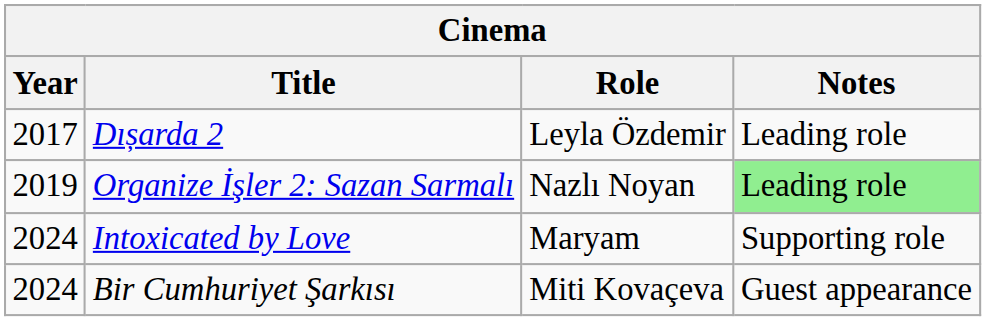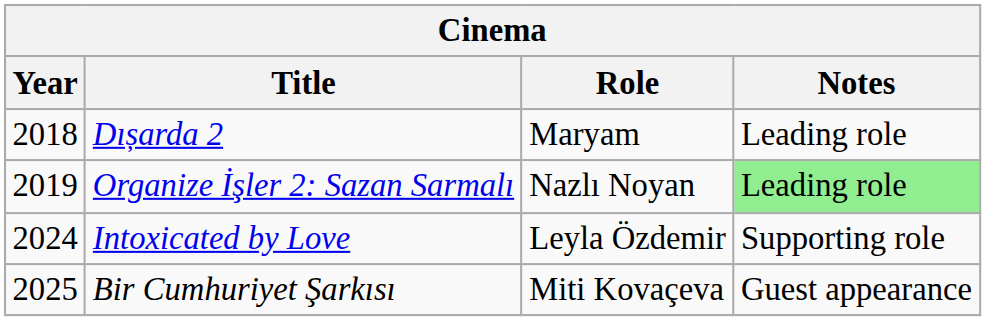(45, 133) 2017 -> (45, 133) 2018
(628, 133) Leyla Özdemir -> (584, 133) Maryam
(584, 237) Maryam -> (628, 237) Leyla Özdemir
(45, 289) 2024 -> (45, 289) 2025
